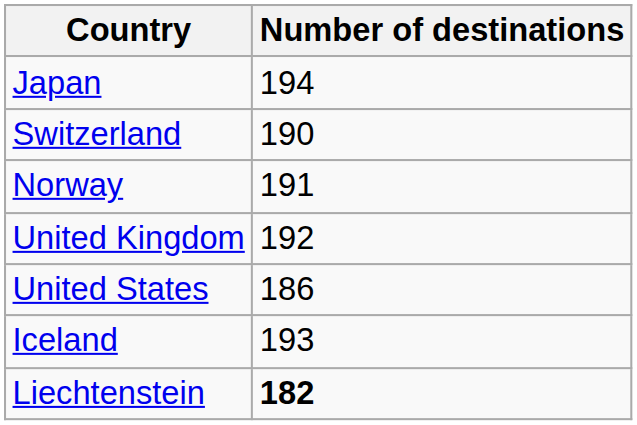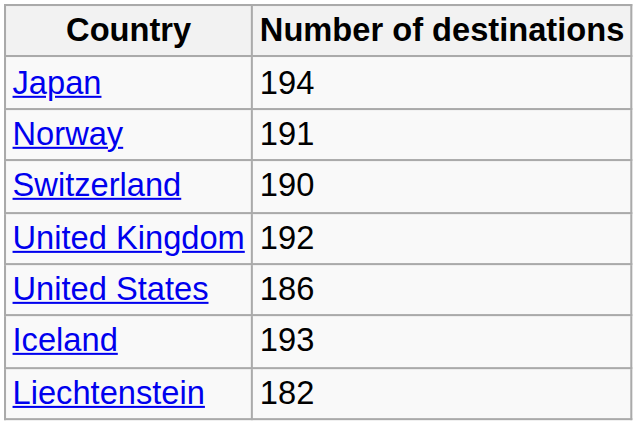rows swapped: (68, 185) <-> (97, 133)
(287, 392) bold -> (287, 392) normal
